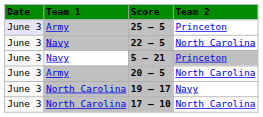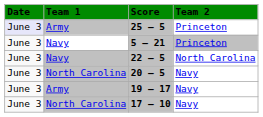rows swapped: (148, 43) <-> (148, 58)
(58, 73) Army -> (86, 73) North Carolina
(215, 73) North Carolina -> (187, 73) Navy
(86, 89) North Carolina -> (58, 89) Army
(215, 104) North Carolina -> (187, 104) Navy
